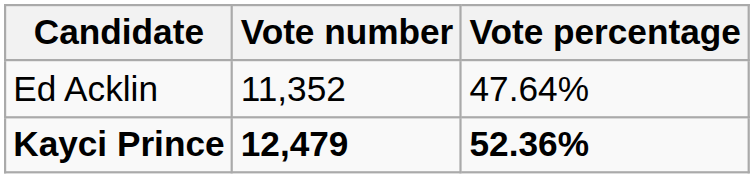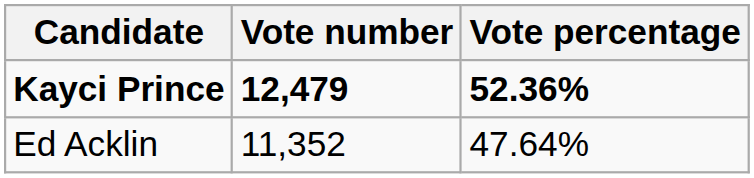rows swapped: (119, 144) <-> (86, 88)
